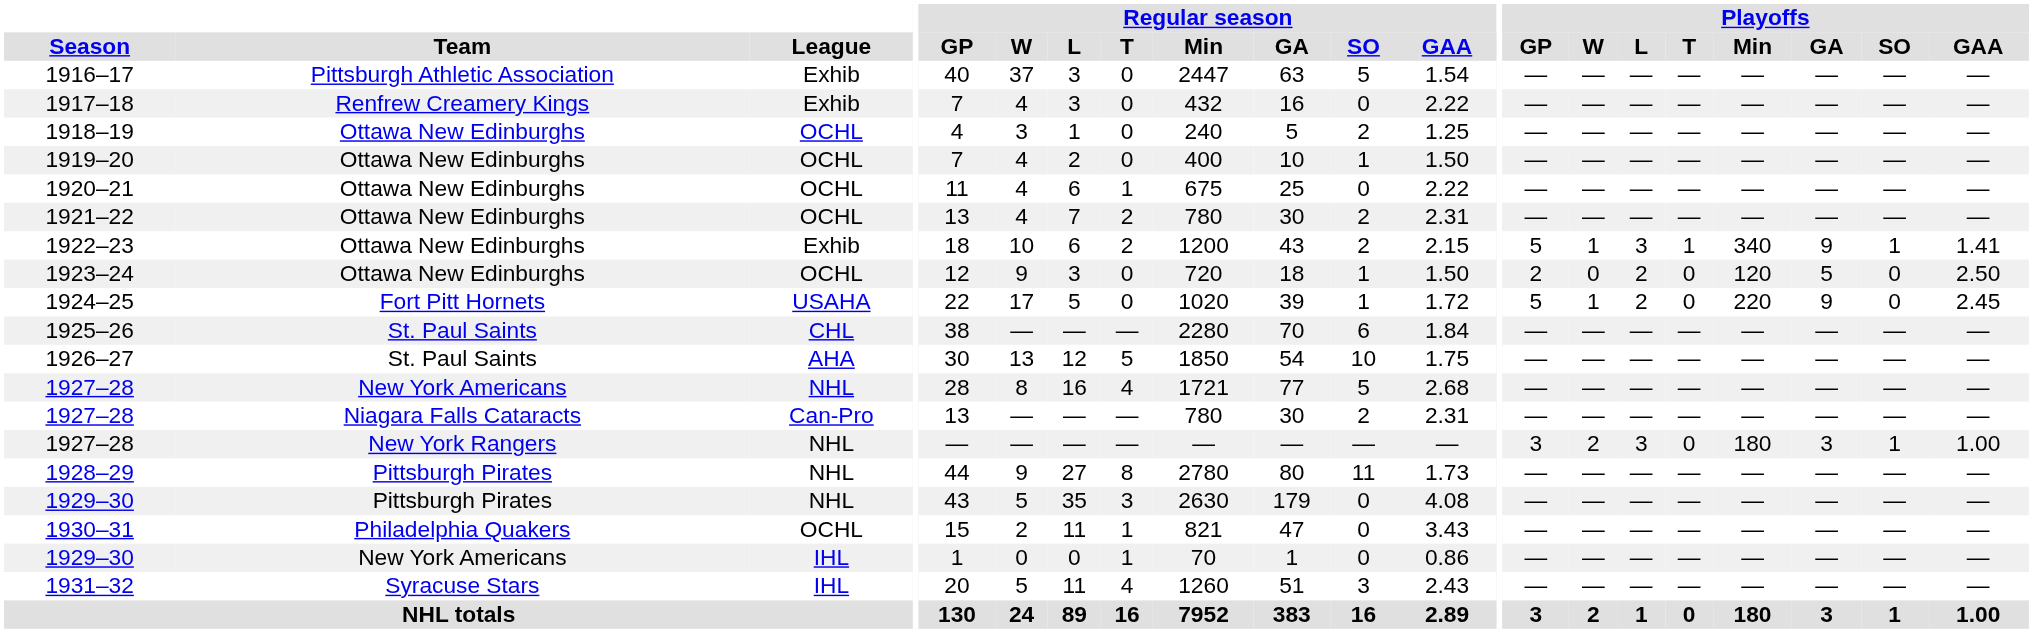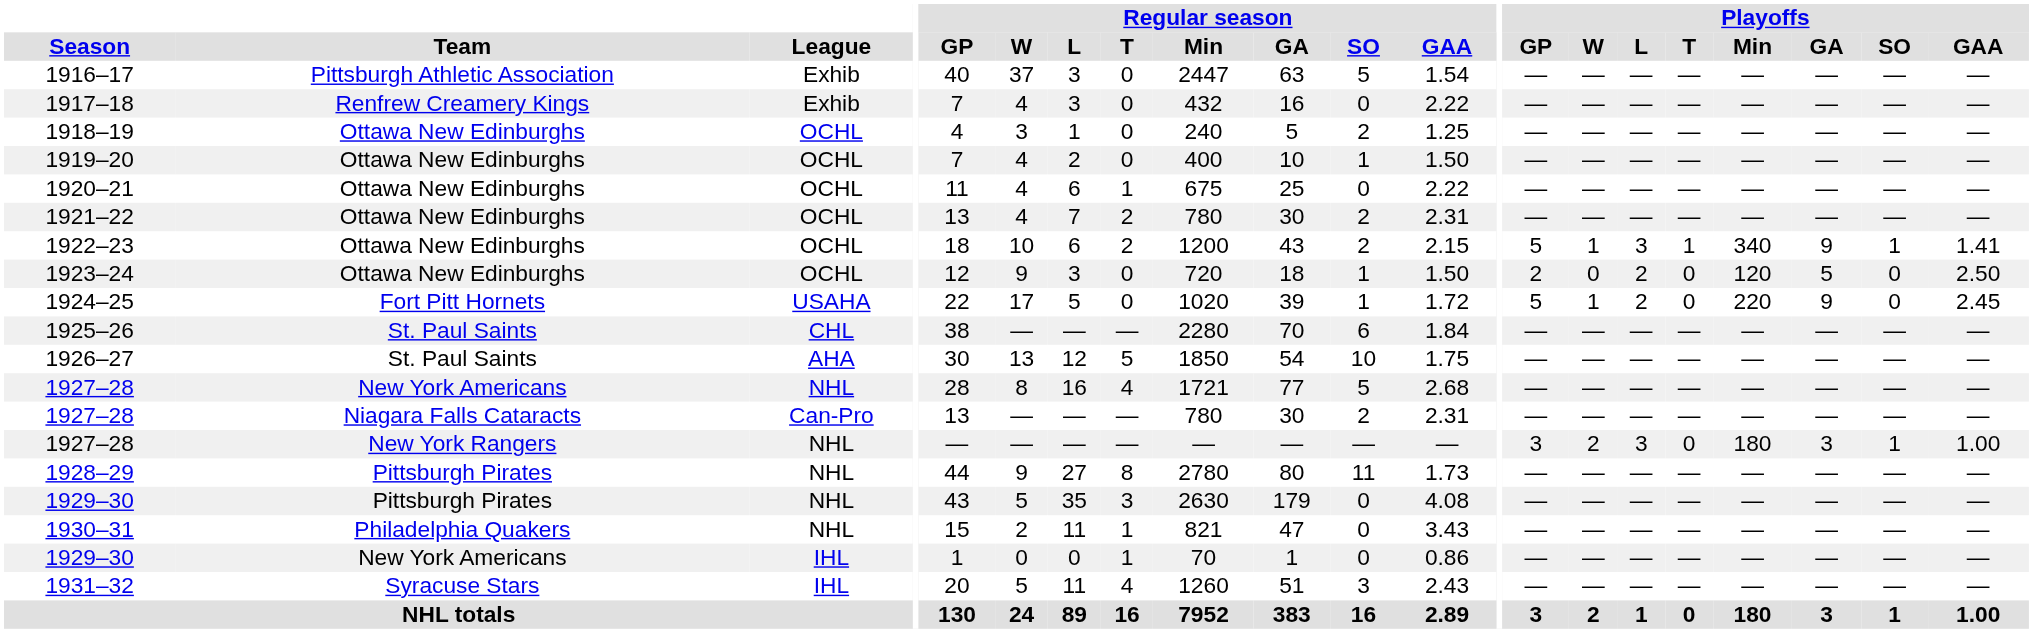(831, 245) Exhib -> (831, 245) OCHL
(831, 529) OCHL -> (831, 529) NHL
